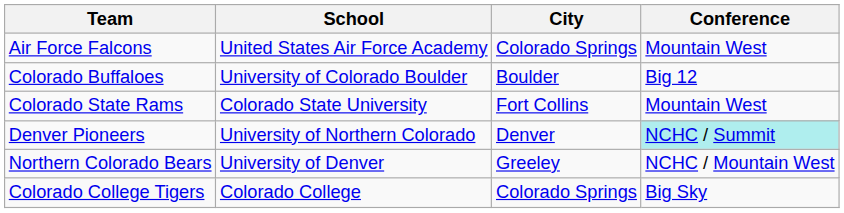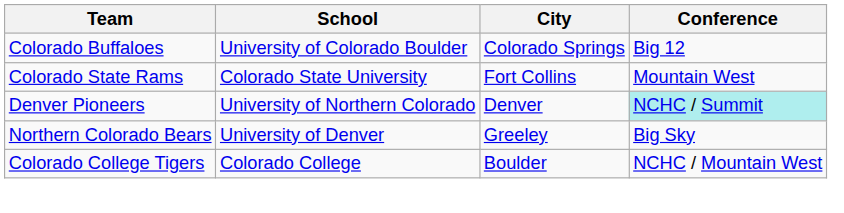- row: (80, 47)
(527, 76) Boulder -> (554, 47) Colorado Springs
(740, 163) NCHC / Mountain West -> (664, 134) Big Sky
(566, 192) Colorado Springs -> (515, 163) Boulder
(676, 192) Big Sky -> (728, 163) NCHC / Mountain West
